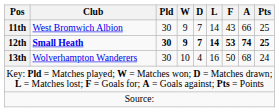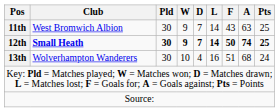(247, 27) 66 -> (247, 27) 63
(230, 43) 53 -> (230, 43) 50
(230, 58) 50 -> (230, 58) 51
